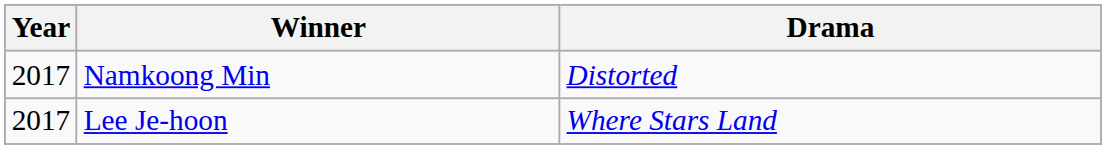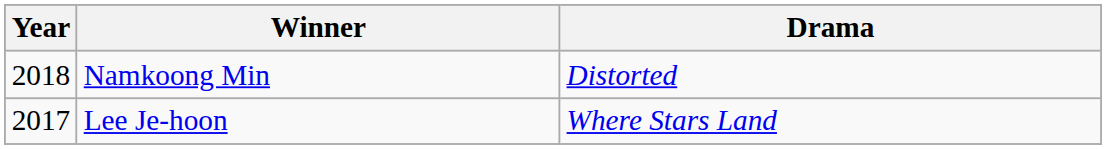(41, 74) 2017 -> (41, 74) 2018
